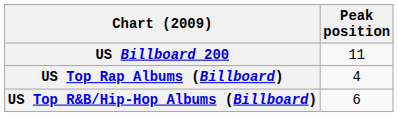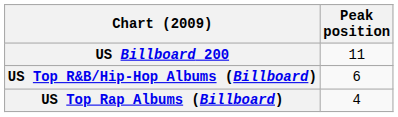rows swapped: (162, 100) <-> (162, 77)
